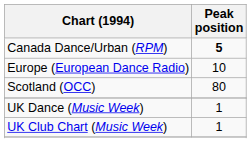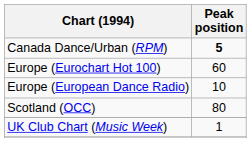+ row: (84, 68)
- row: (75, 107)
